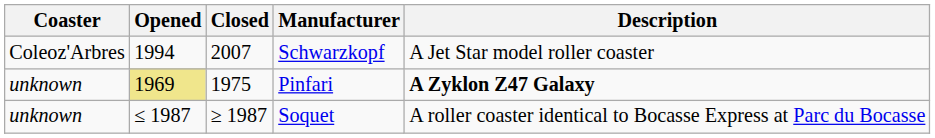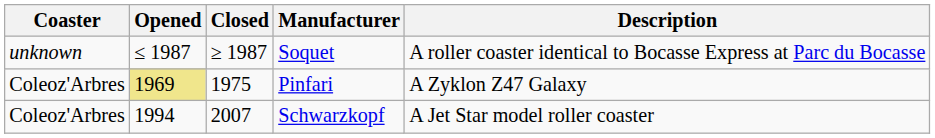rows swapped: (331, 52) <-> (306, 116)
(46, 84) unknown -> (67, 84) Coleoz'Arbres
(502, 84) bold -> (498, 84) normal
